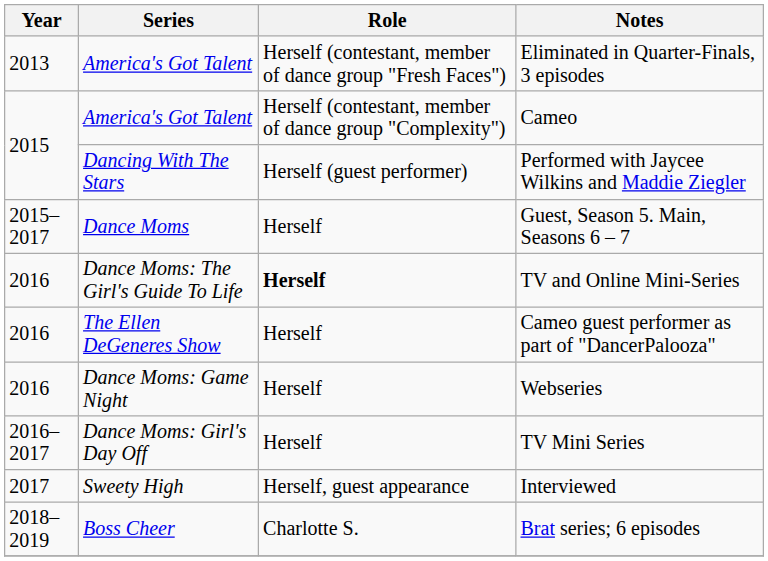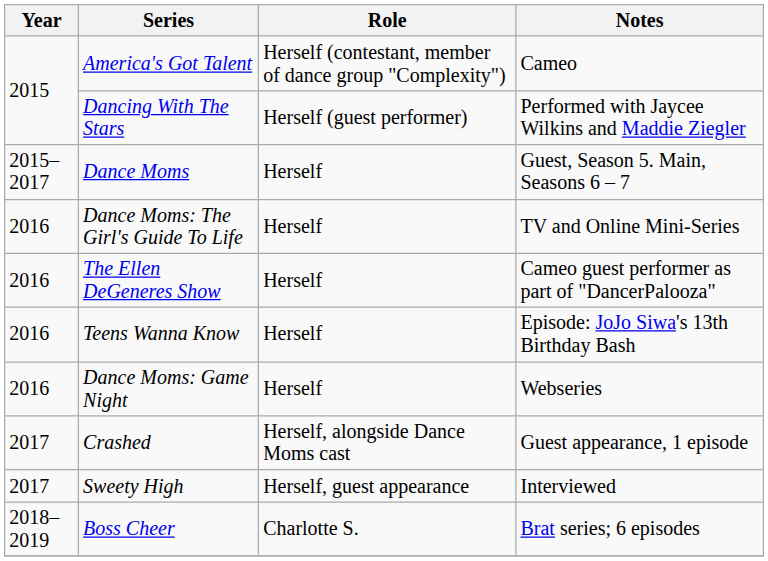- row: (638, 63)
(294, 280) bold -> (293, 225) normal
+ row: (624, 334)
- row: (583, 442)
+ row: (634, 442)
